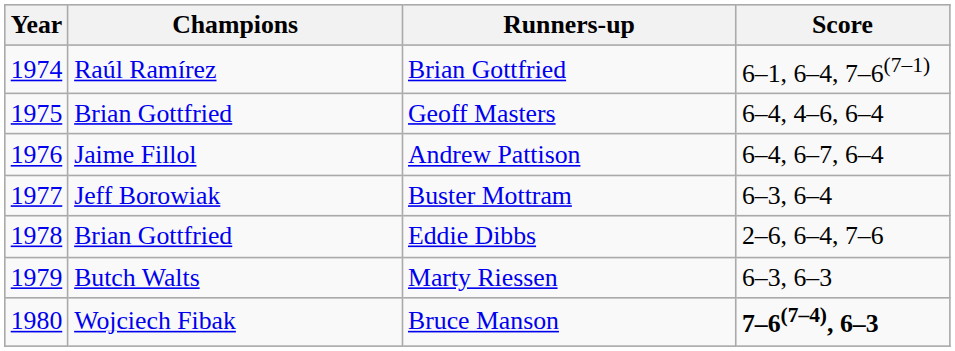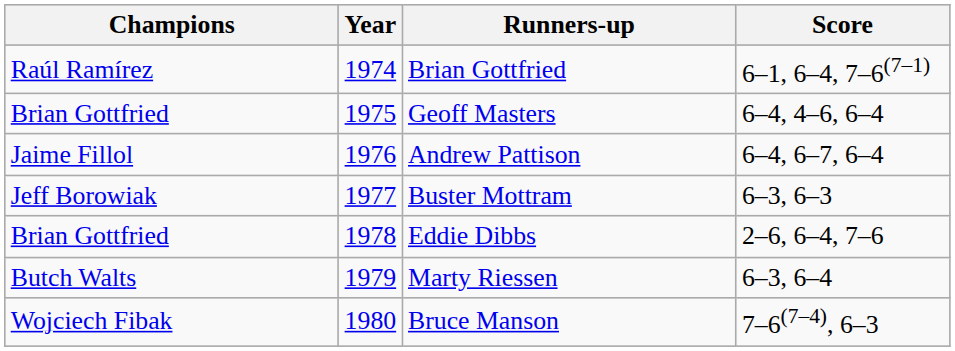columns swapped: (36, 24) <-> (235, 24)
(787, 195) 6–3, 6–4 -> (787, 195) 6–3, 6–3
(787, 277) 6–3, 6–3 -> (787, 277) 6–3, 6–4
(810, 321) bold -> (810, 321) normal
